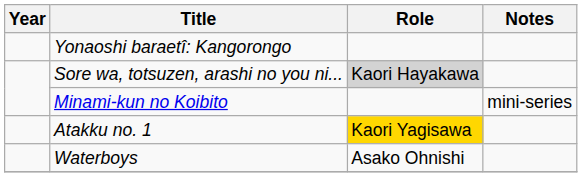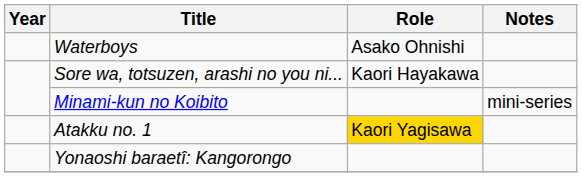rows swapped: (96, 158) <-> (173, 47)
(415, 74) lightgrey background -> (415, 74) no background
